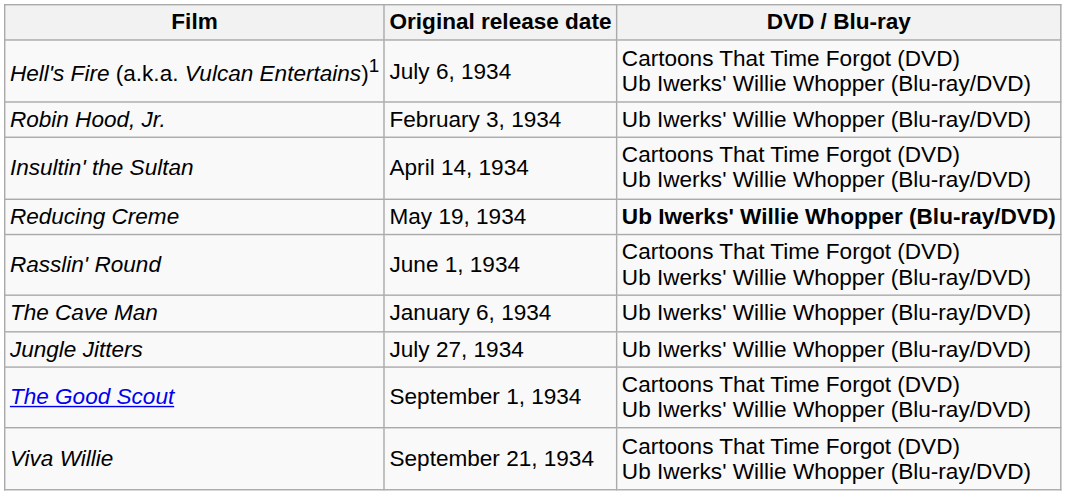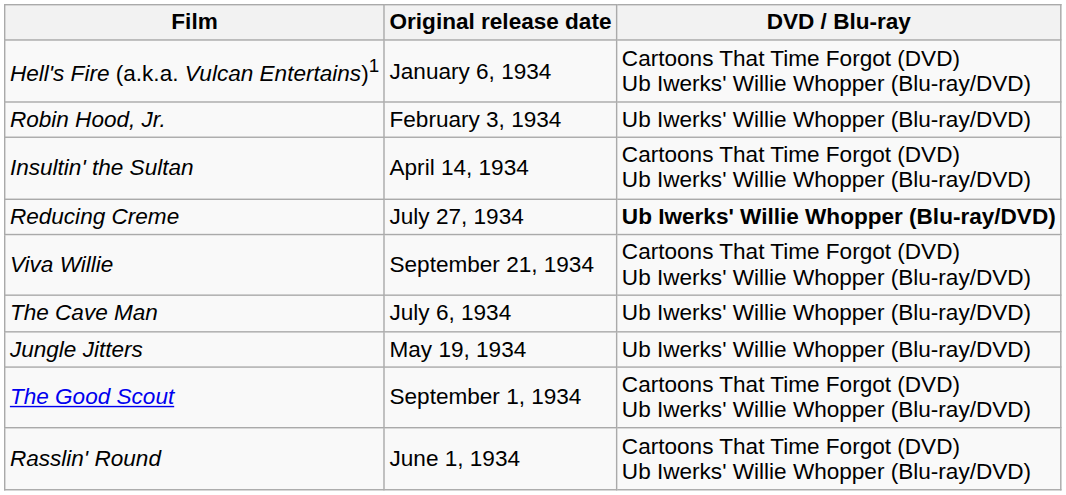(450, 70) July 6, 1934 -> (470, 70) January 6, 1934
(458, 216) May 19, 1934 -> (457, 216) July 27, 1934
rows swapped: (85, 264) <-> (62, 458)
(470, 313) January 6, 1934 -> (450, 313) July 6, 1934
(457, 348) July 27, 1934 -> (458, 348) May 19, 1934
